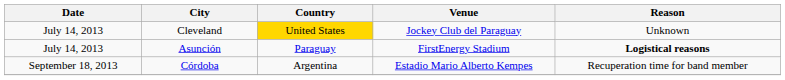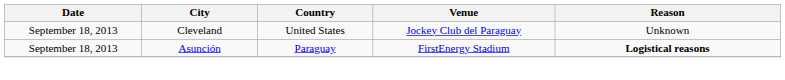(73, 30) July 14, 2013 -> (73, 30) September 18, 2013
(315, 30) gold background -> (315, 30) no background
(73, 48) July 14, 2013 -> (73, 48) September 18, 2013
- row: (200, 65)
